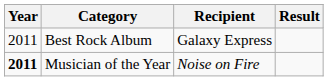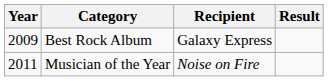(23, 40) 2011 -> (23, 40) 2009
(23, 64) bold -> (23, 64) normal
